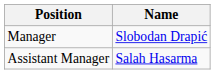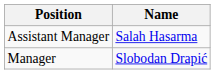rows swapped: (32, 36) <-> (58, 58)
